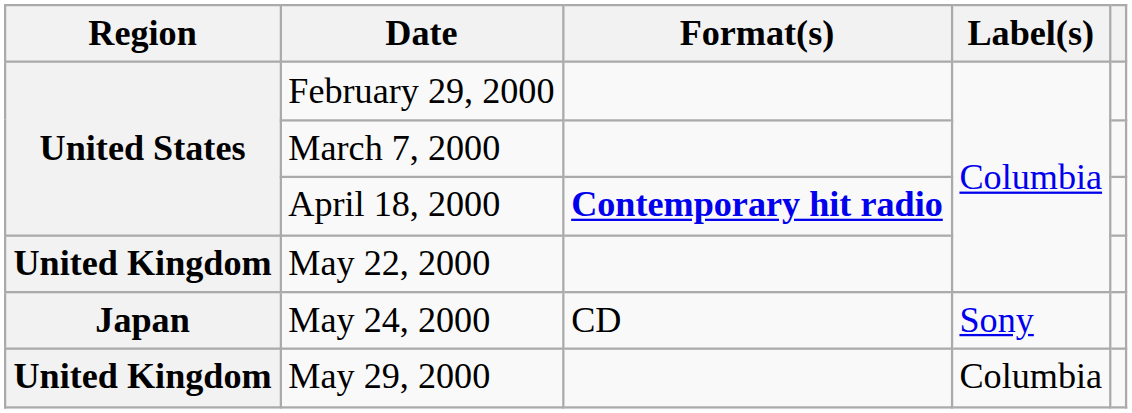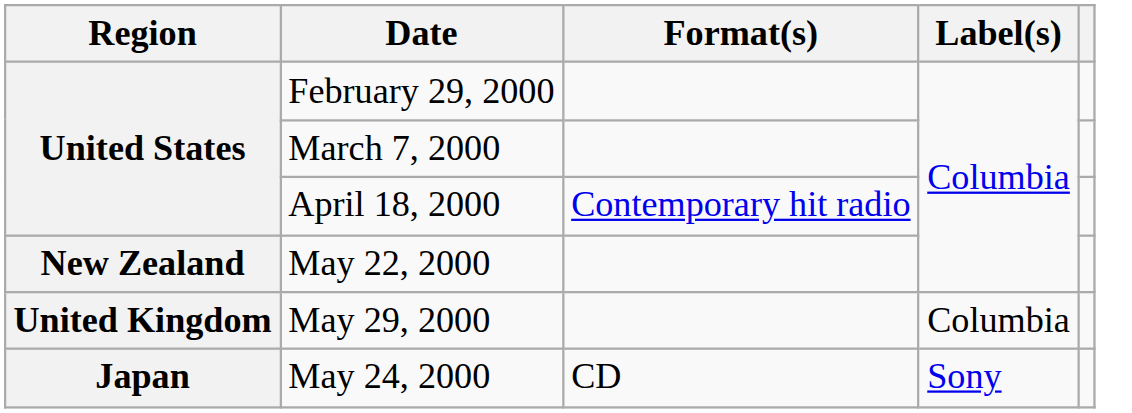(757, 205) bold -> (741, 205) normal
(143, 262) United Kingdom -> (143, 262) New Zealand
rows swapped: (389, 319) <-> (389, 377)
